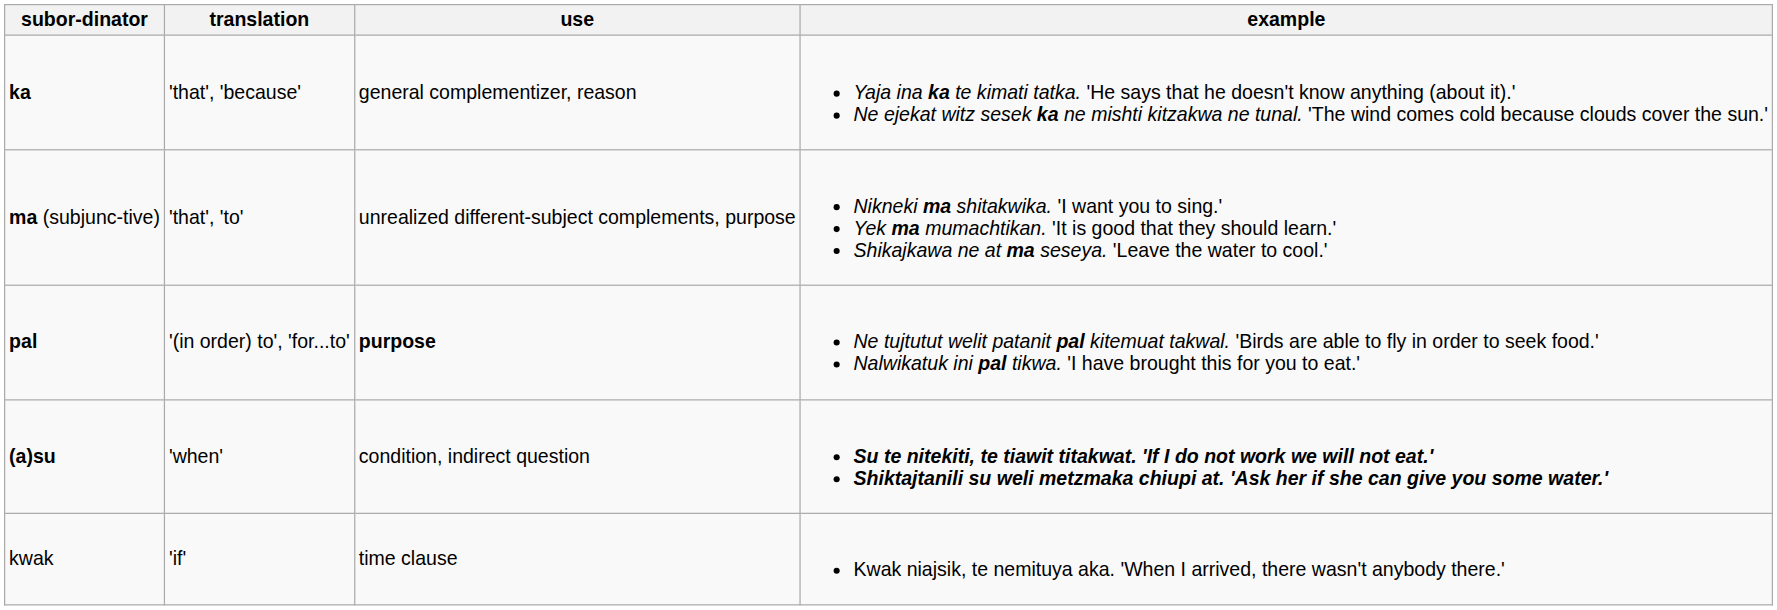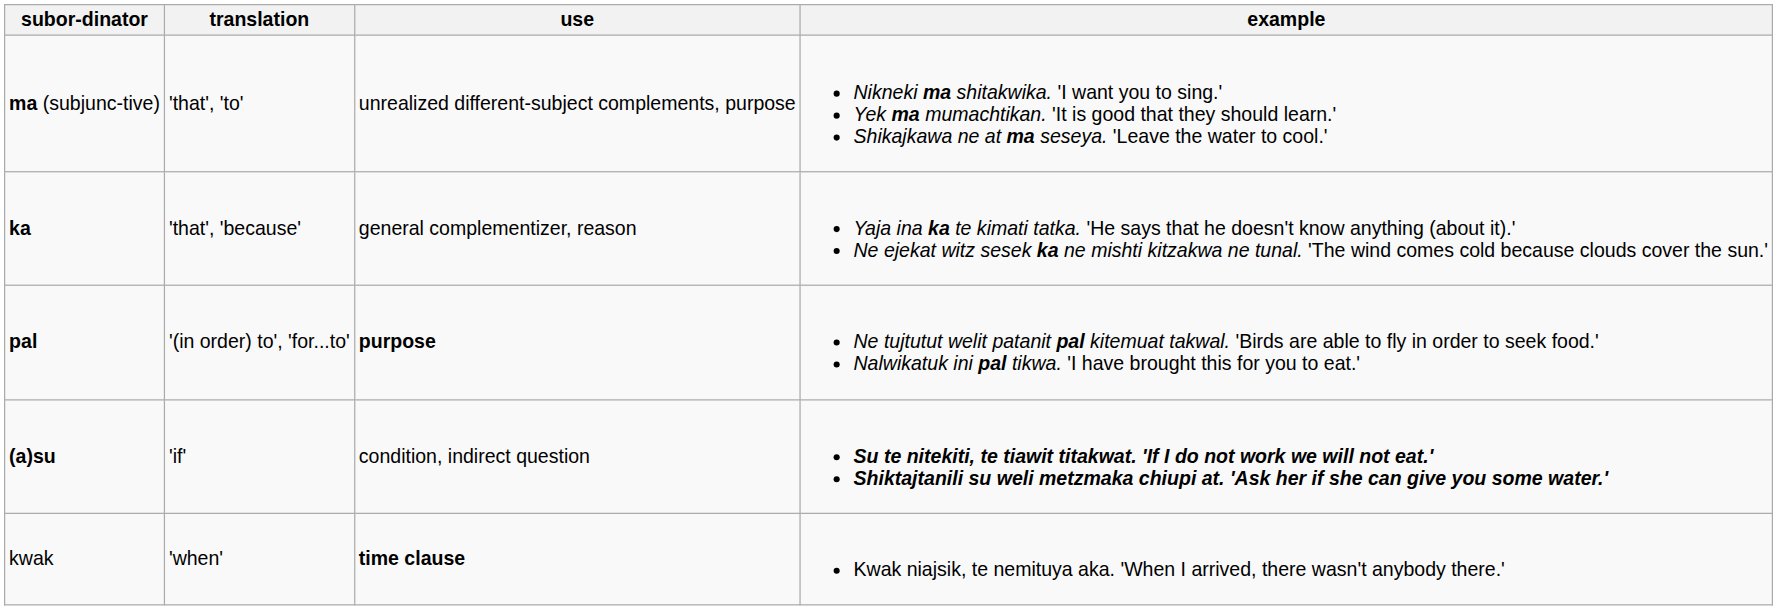rows swapped: (20, 92) <-> (85, 217)
(196, 456) 'when' -> (178, 456) 'if'
(178, 559) 'if' -> (196, 559) 'when'
(408, 559) normal -> (412, 559) bold
